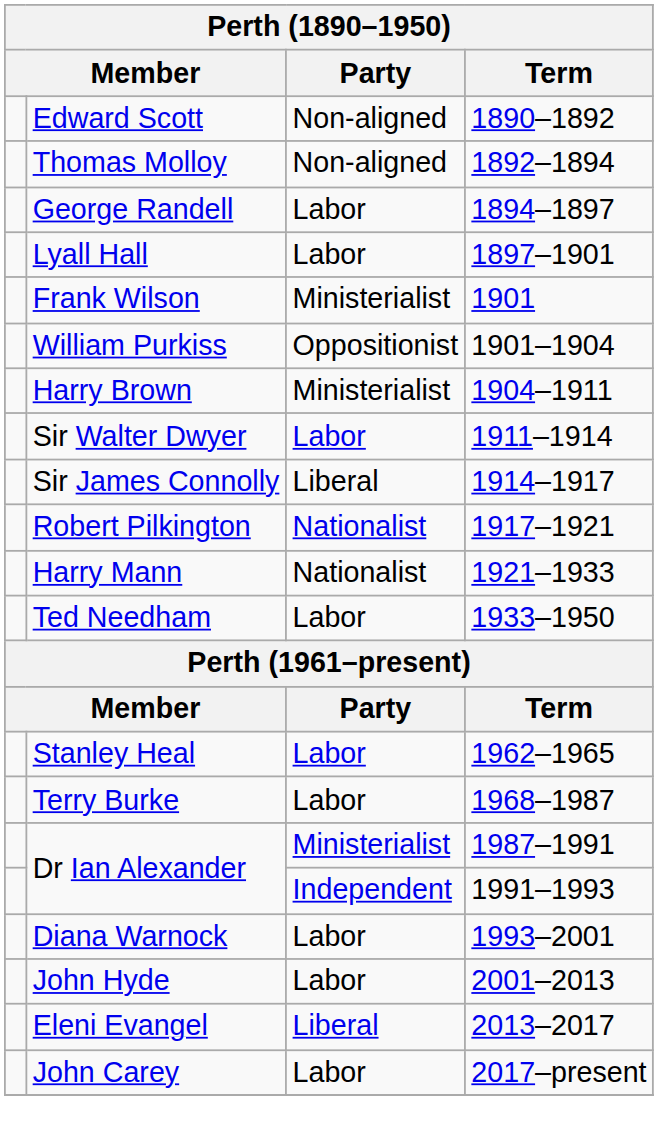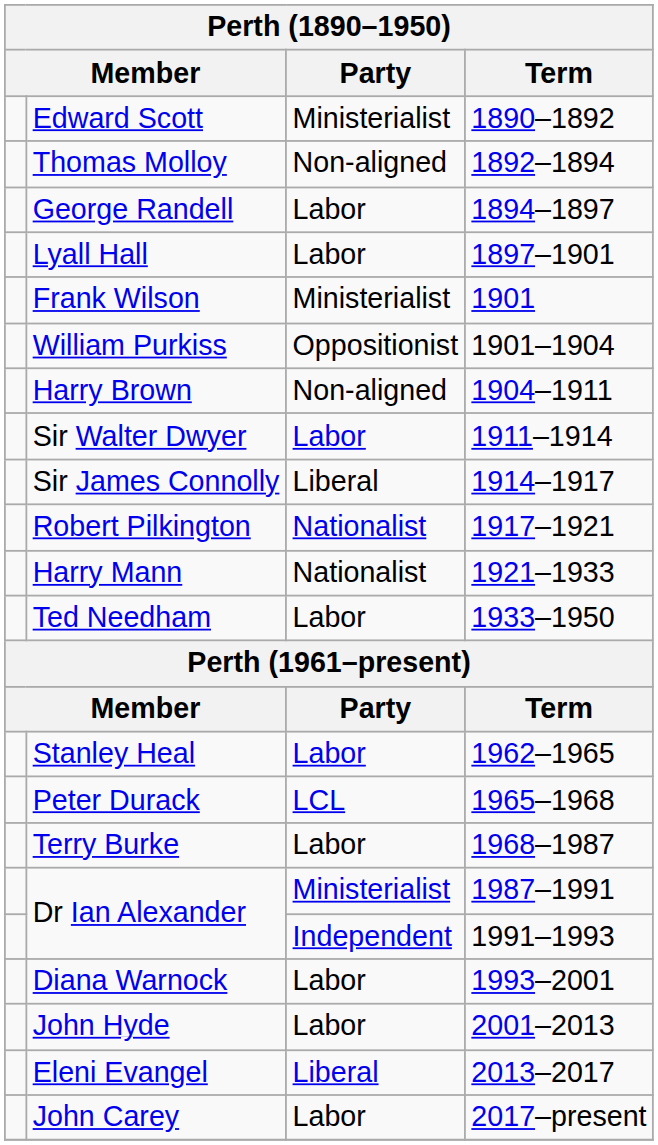(370, 118) Non-aligned -> (371, 118) Ministerialist
(371, 390) Ministerialist -> (370, 390) Non-aligned
+ row: (116, 799)
